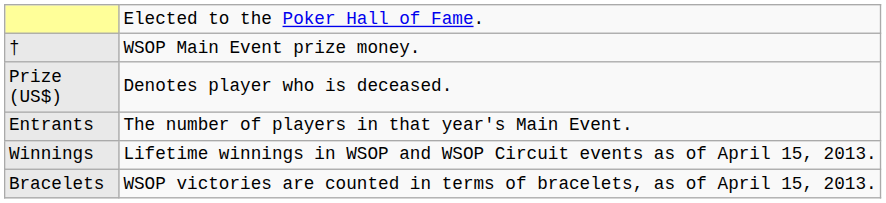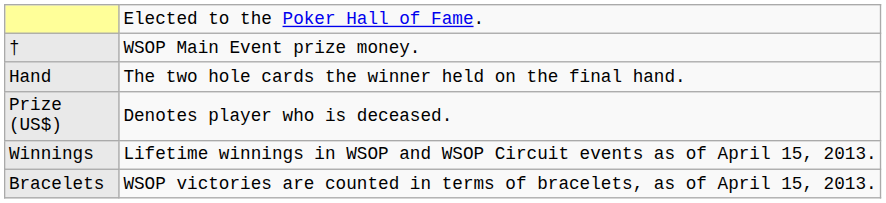+ row: (30, 77)
- row: (51, 126)
